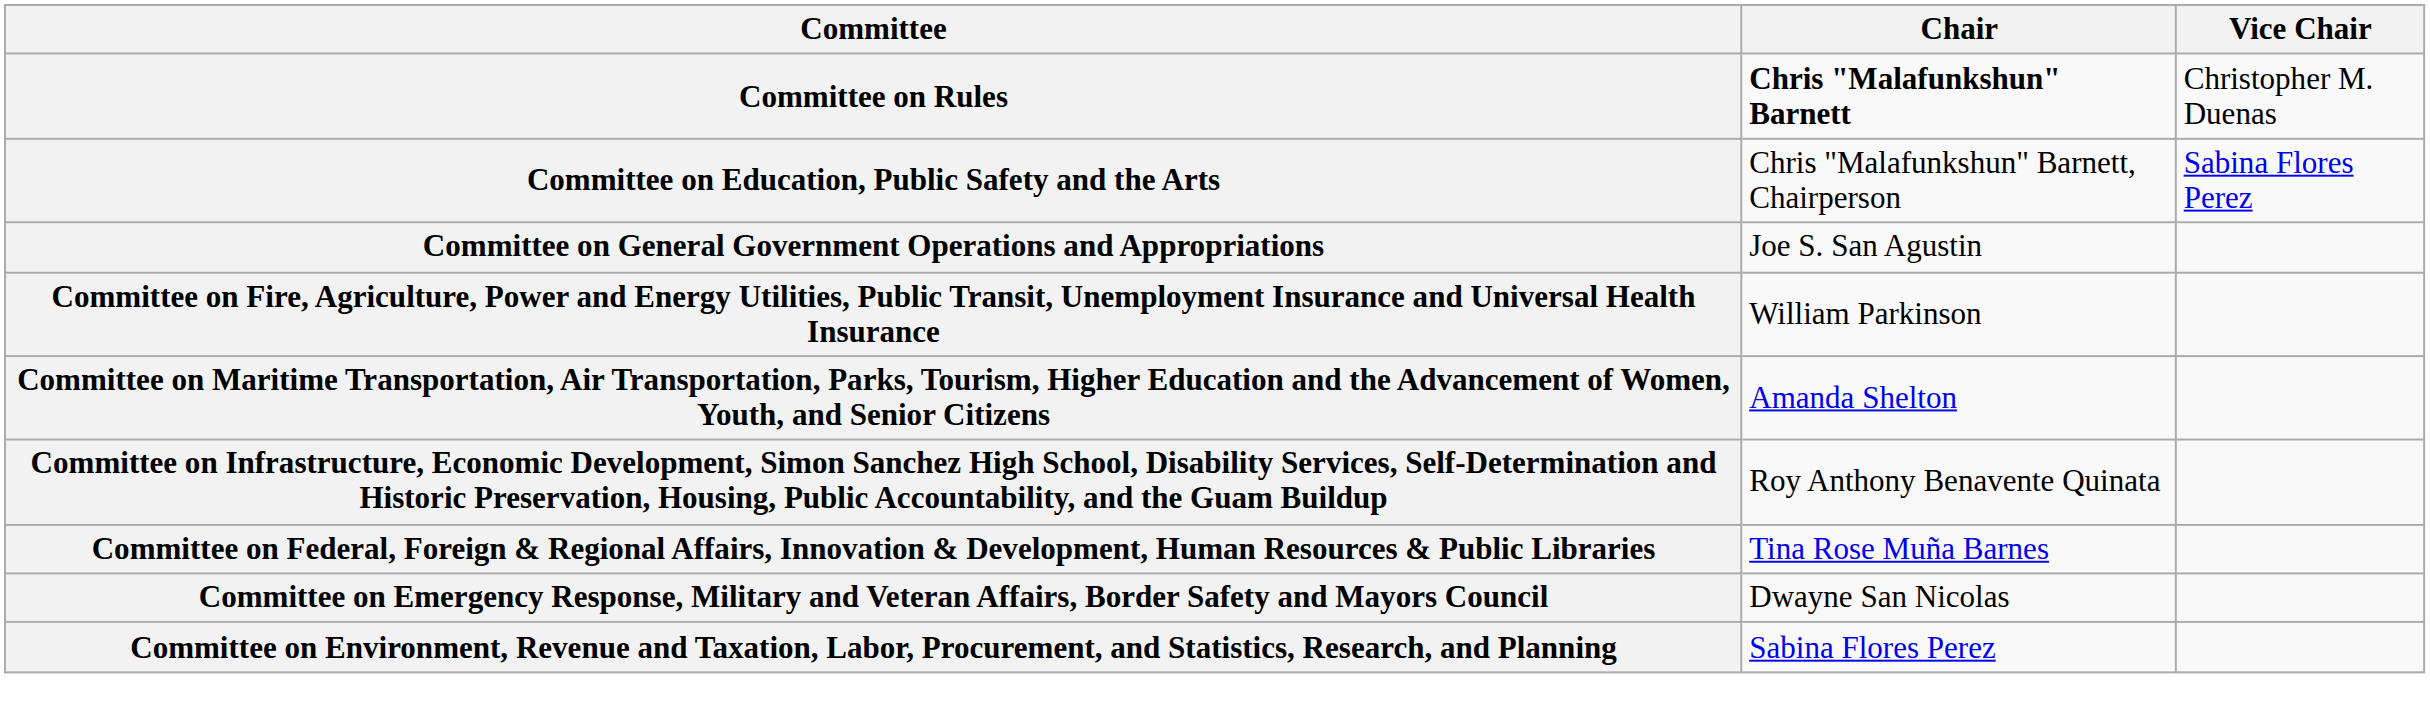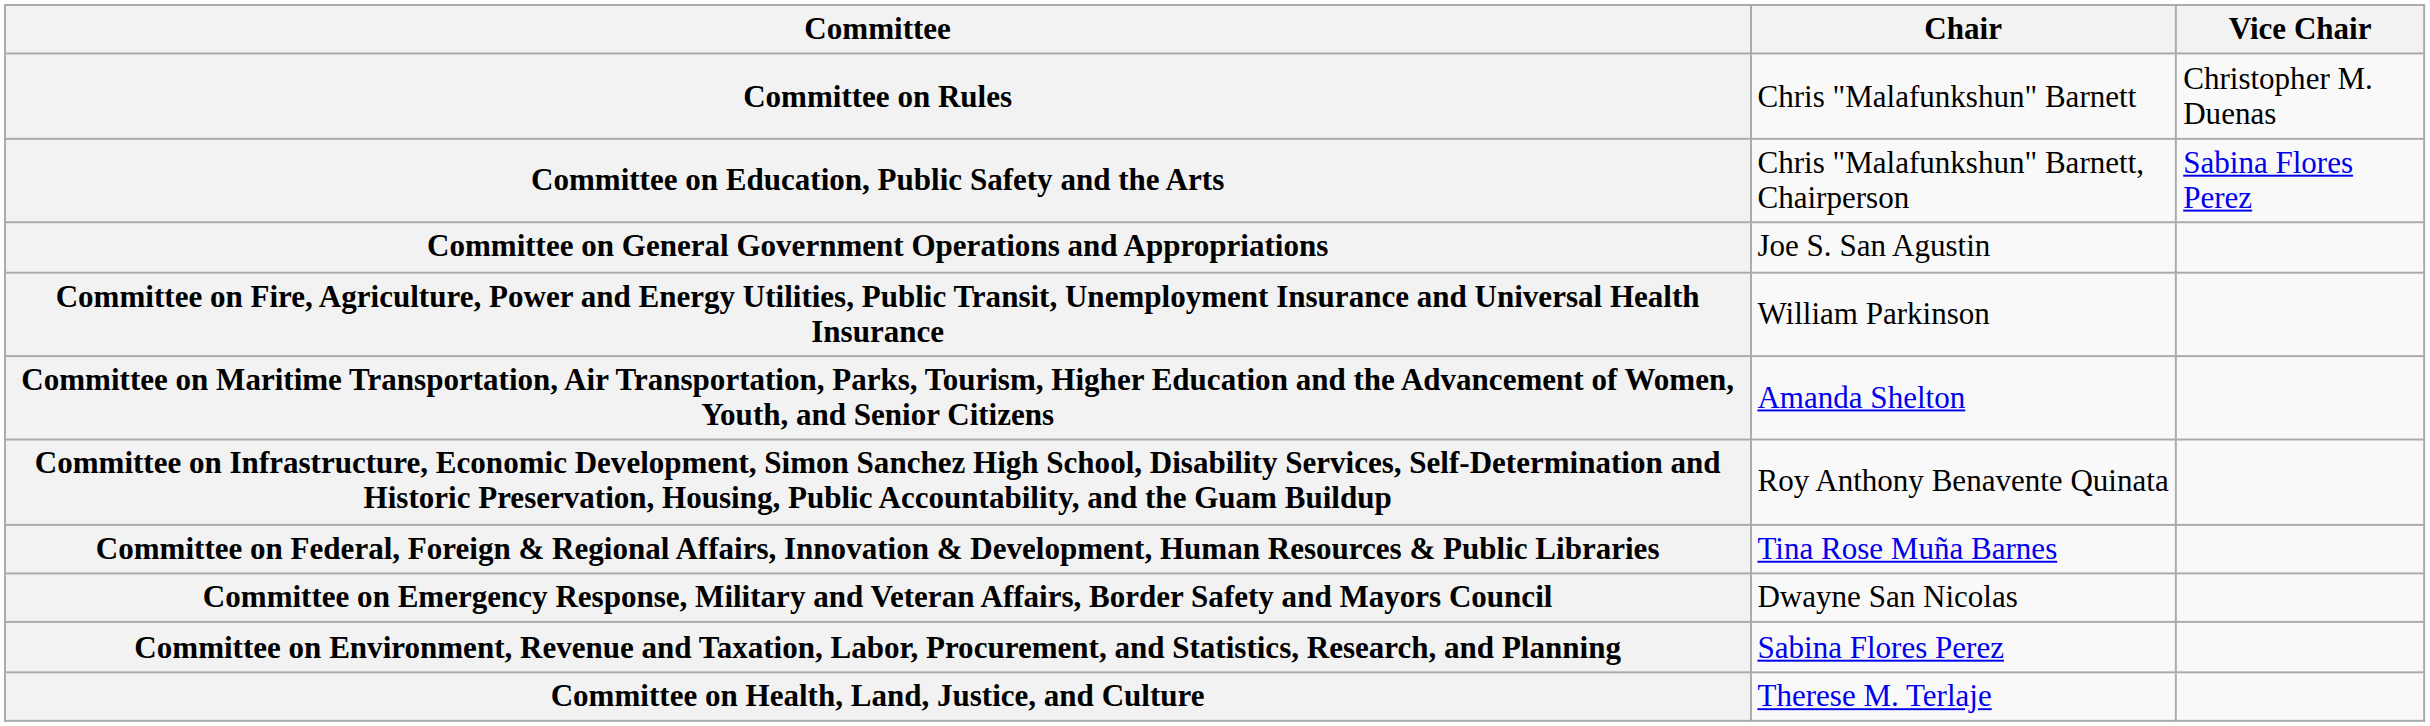(1905, 95) bold -> (1947, 95) normal
+ row: (878, 695)
